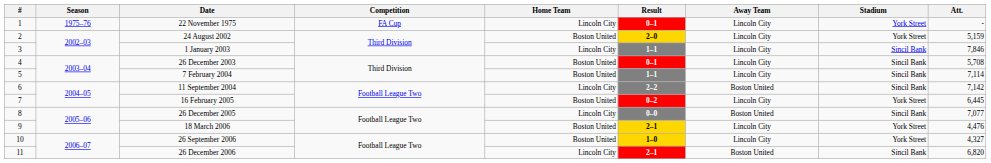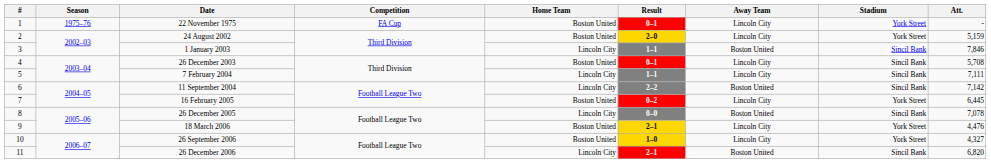(597, 23) Lincoln City -> (594, 23) Boston United
(752, 49) Lincoln City -> (752, 49) Boston United
(594, 75) Boston United -> (597, 75) Lincoln City
(976, 75) 7,114 -> (976, 75) 7,111
(976, 114) 7,077 -> (976, 114) 7,078
